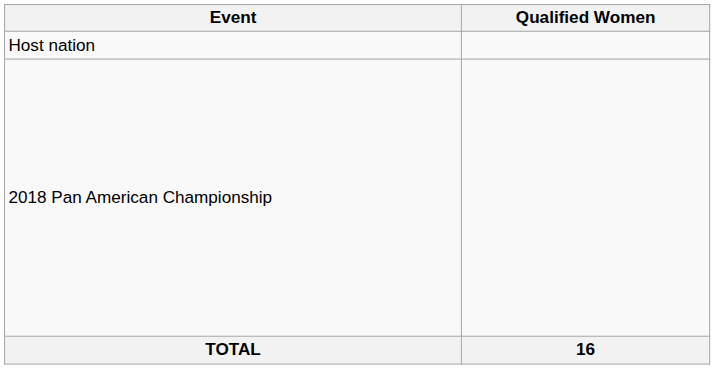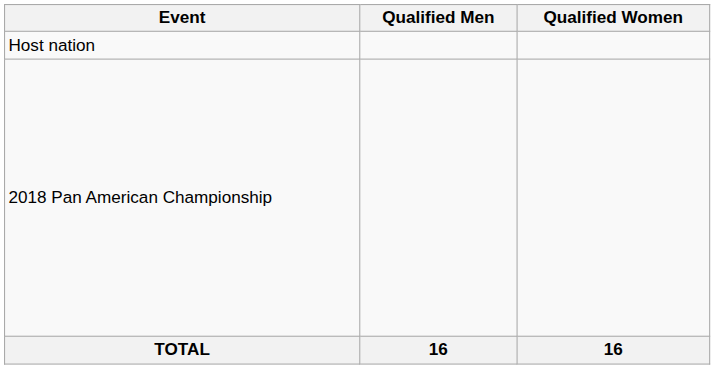+ column: (438, 18)
